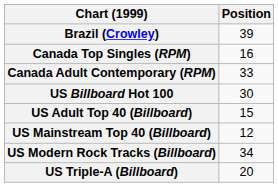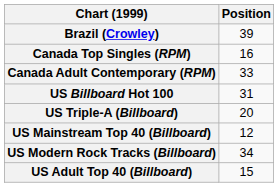(246, 93) 30 -> (246, 93) 31
rows swapped: (112, 113) <-> (112, 172)
